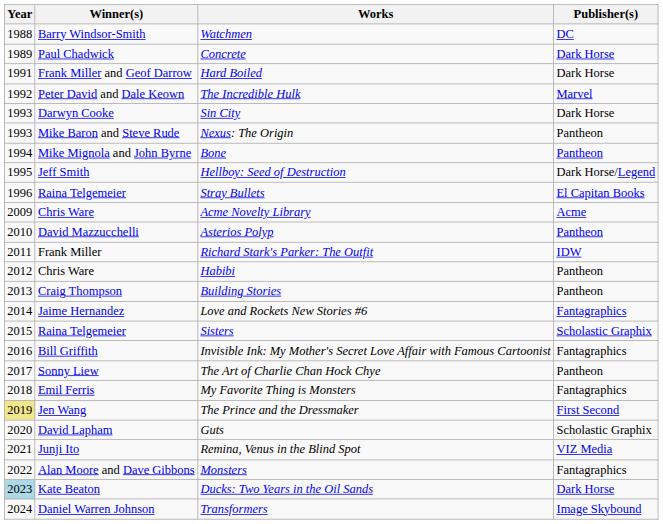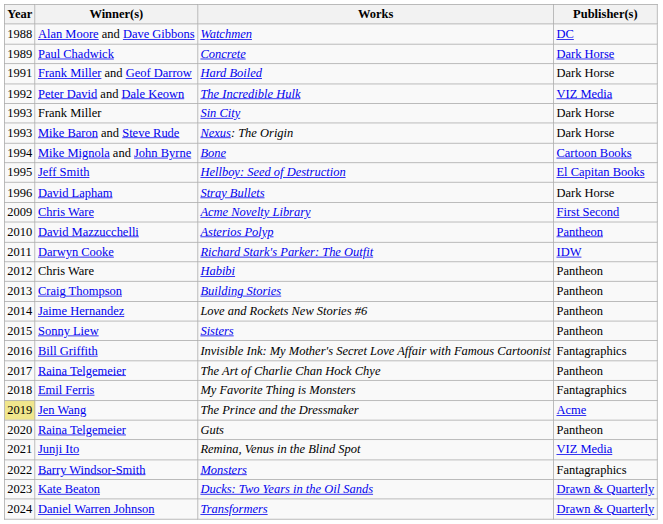(92, 34) Barry Windsor-Smith -> (116, 34) Alan Moore and Dave Gibbons
(575, 93) Marvel -> (584, 93) VIZ Media
(76, 113) Darwyn Cooke -> (70, 113) Frank Miller
(580, 133) Pantheon -> (585, 133) Dark Horse
(580, 152) Pantheon -> (594, 152) Cartoon Books
(606, 172) Dark Horse/Legend -> (601, 172) El Capitan Books
(82, 192) Raina Telgemeier -> (75, 192) David Lapham
(601, 192) El Capitan Books -> (585, 192) Dark Horse
(571, 212) Acme -> (588, 212) First Second
(70, 251) Frank Miller -> (76, 251) Darwyn Cooke
(591, 311) Fantagraphics -> (580, 311) Pantheon
(82, 331) Raina Telgemeier -> (68, 331) Sonny Liew
(604, 331) Scholastic Graphix -> (580, 331) Pantheon
(68, 370) Sonny Liew -> (82, 370) Raina Telgemeier
(588, 410) First Second -> (571, 410) Acme
(75, 430) David Lapham -> (82, 430) Raina Telgemeier
(604, 430) Scholastic Graphix -> (580, 430) Pantheon
(116, 469) Alan Moore and Dave Gibbons -> (92, 469) Barry Windsor-Smith
(20, 489) lightblue background -> (20, 489) no background
(585, 489) Dark Horse -> (605, 489) Drawn & Quarterly
(599, 509) Image Skybound -> (605, 509) Drawn & Quarterly
